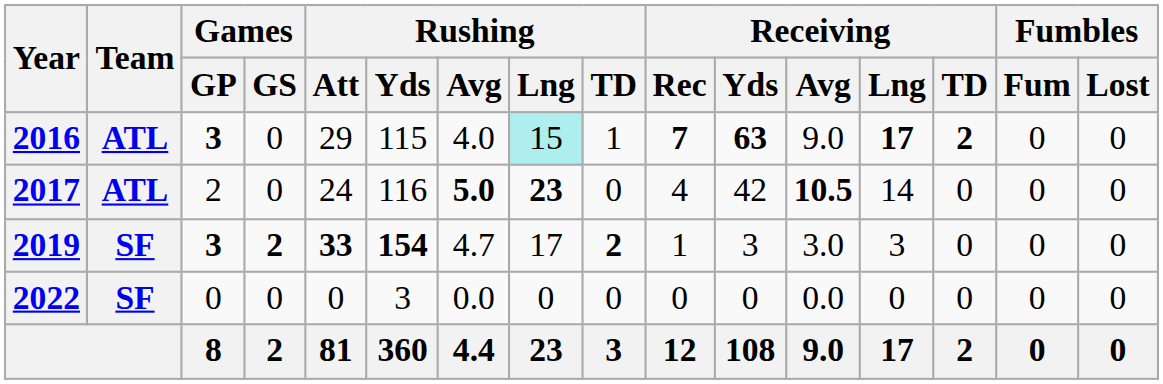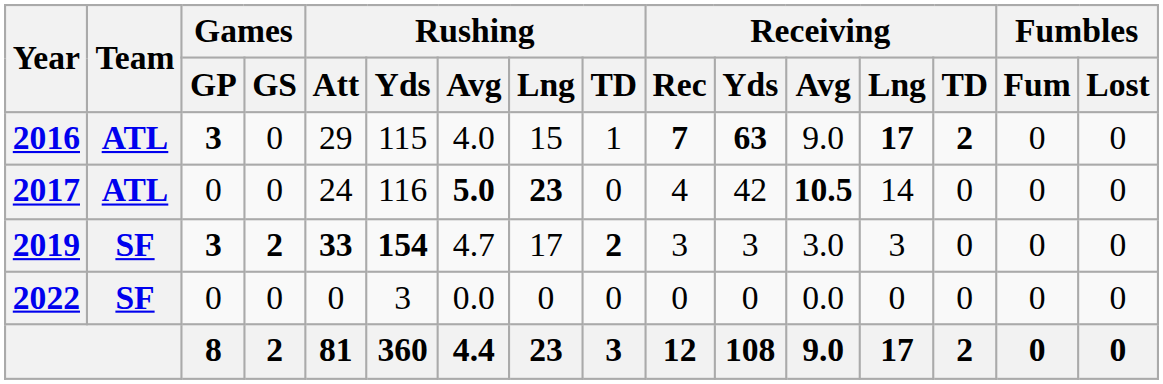(546, 137) paleturquoise background -> (546, 137) no background
(213, 191) 2 -> (213, 191) 0
(680, 244) 1 -> (680, 244) 3
